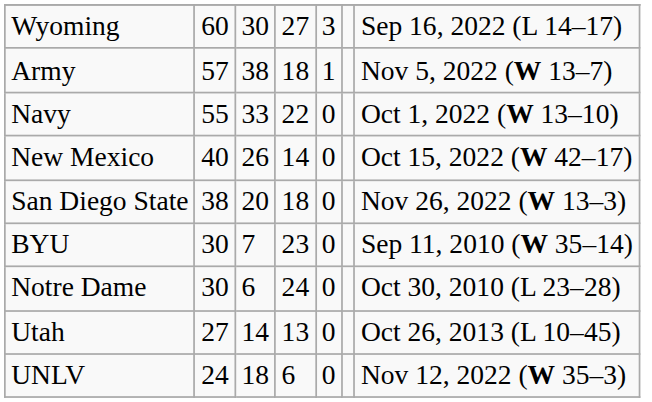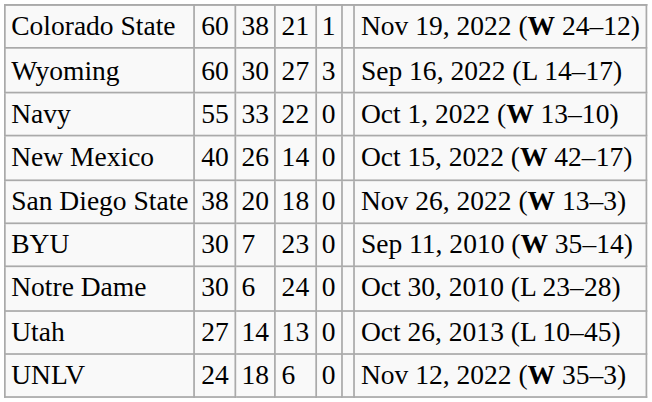+ row: (93, 26)
- row: (43, 69)
